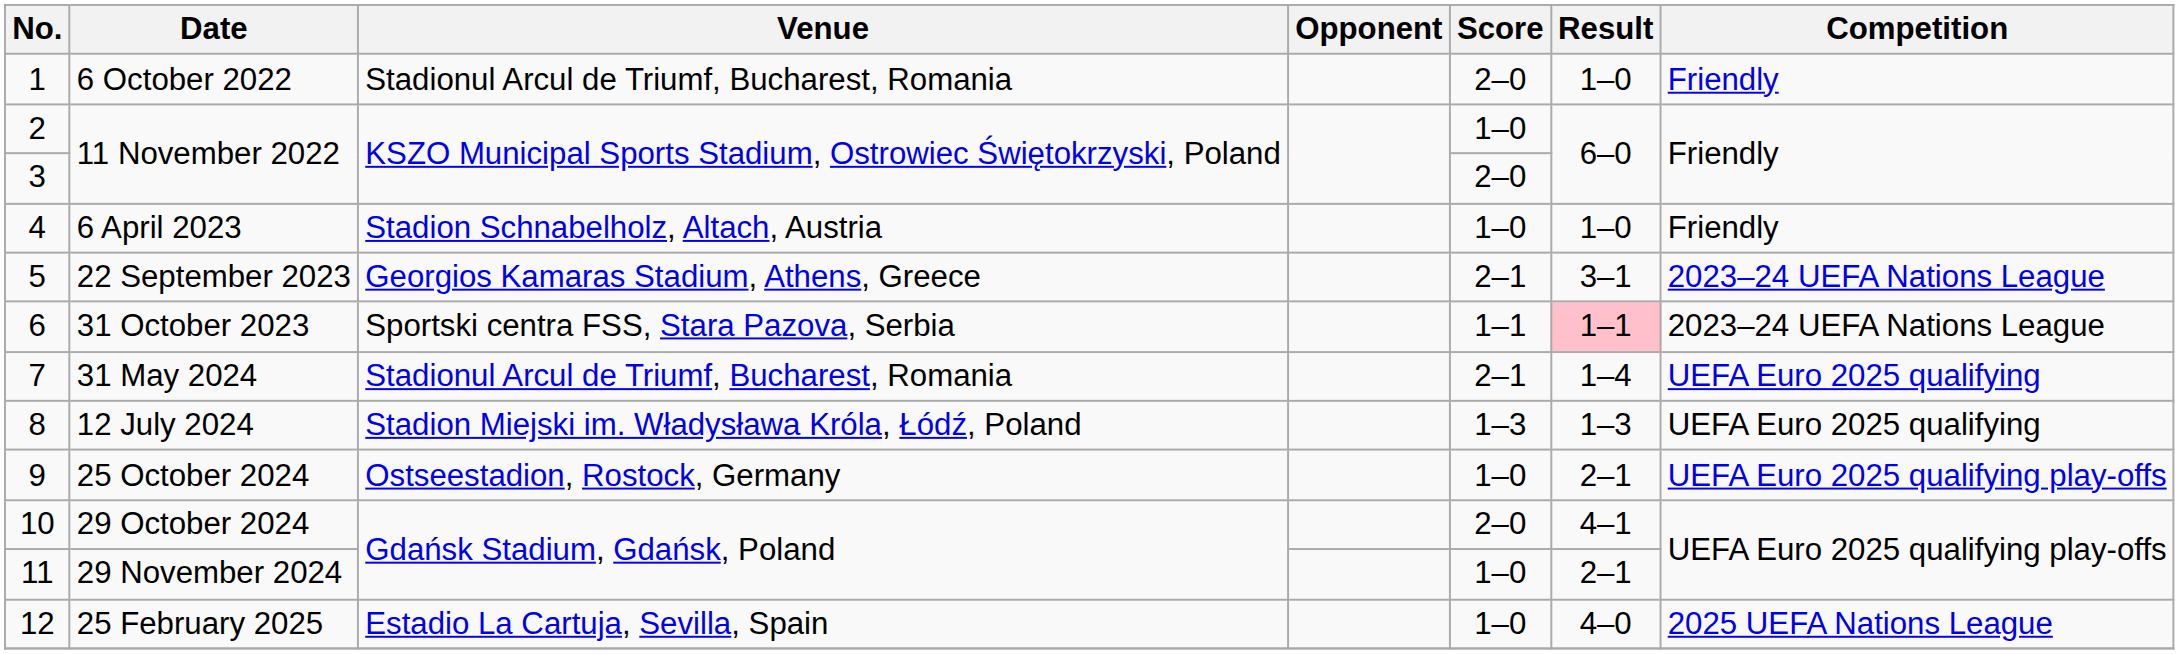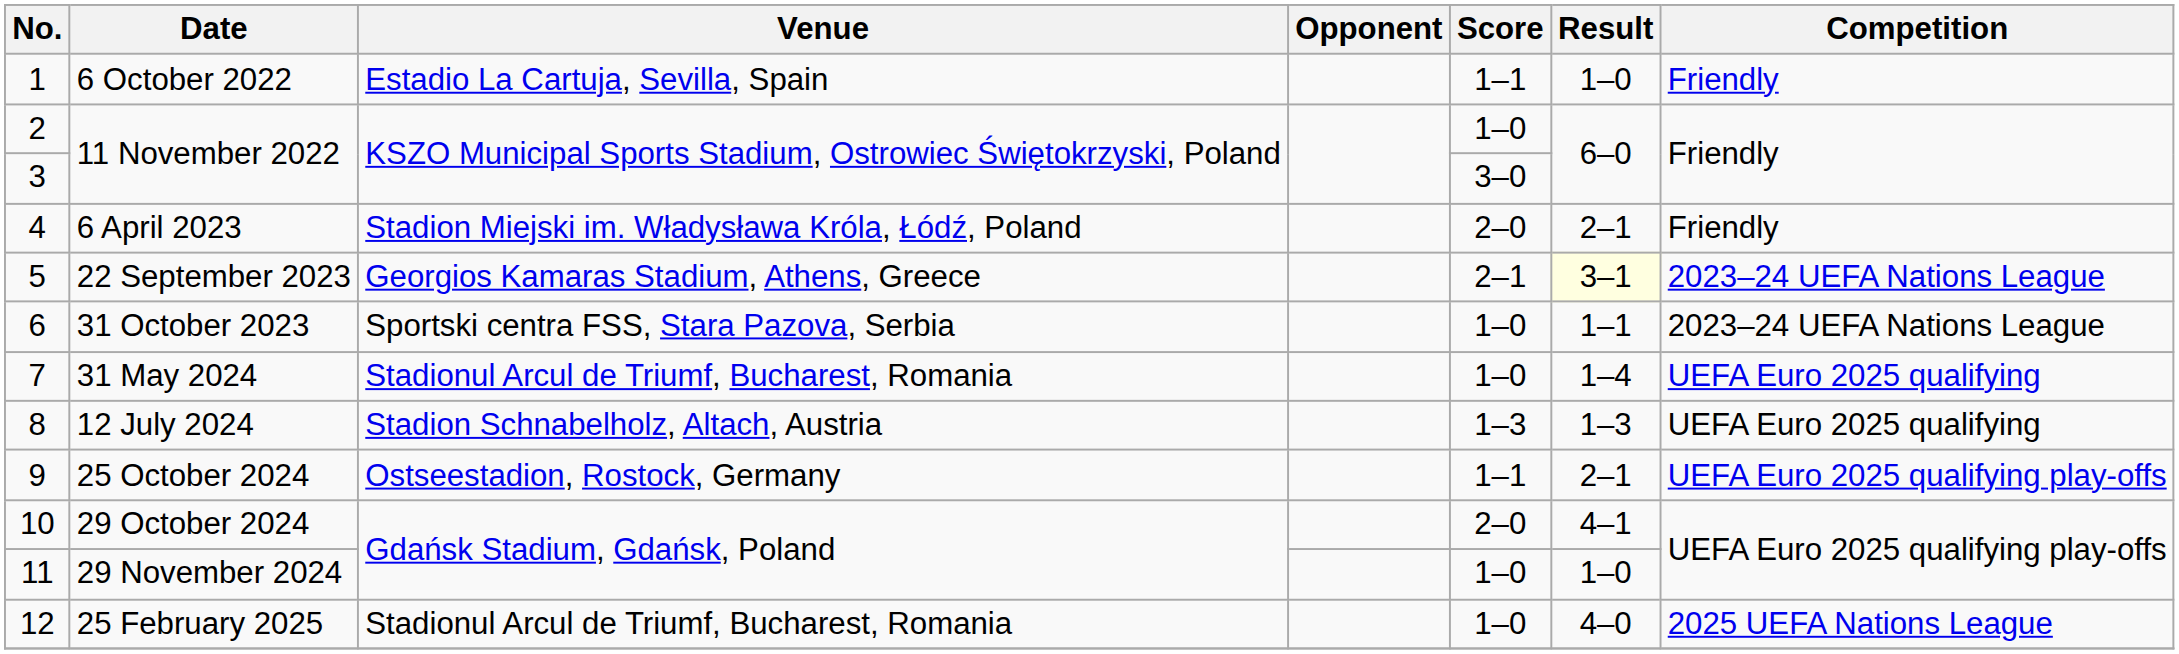(689, 78) Stadionul Arcul de Triumf, Bucharest, Romania -> (597, 78) Estadio La Cartuja, Sevilla, Spain
(1500, 78) 2–0 -> (1500, 78) 1–1
(1500, 177) 2–0 -> (1500, 177) 3–0
(624, 227) Stadion Schnabelholz, Altach, Austria -> (723, 227) Stadion Miejski im. Władysława Króla, Łódź, Poland
(1500, 227) 1–0 -> (1500, 227) 2–0
(1606, 227) 1–0 -> (1606, 227) 2–1
(1606, 276) no background -> (1606, 276) lightyellow background
(1500, 326) 1–1 -> (1500, 326) 1–0
(1606, 326) pink background -> (1606, 326) no background
(1500, 375) 2–1 -> (1500, 375) 1–0
(723, 425) Stadion Miejski im. Władysława Króla, Łódź, Poland -> (624, 425) Stadion Schnabelholz, Altach, Austria
(1500, 474) 1–0 -> (1500, 474) 1–1
(1606, 573) 2–1 -> (1606, 573) 1–0
(597, 623) Estadio La Cartuja, Sevilla, Spain -> (689, 623) Stadionul Arcul de Triumf, Bucharest, Romania
